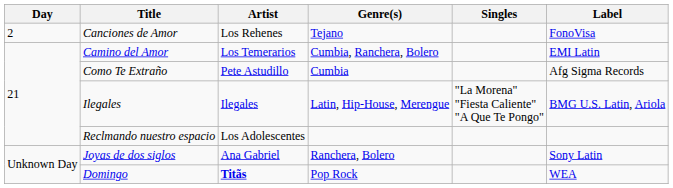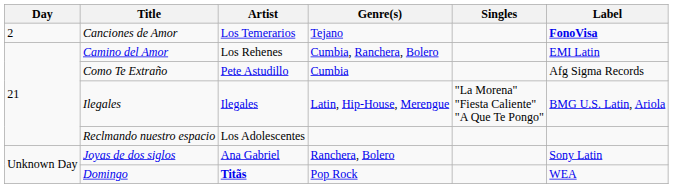(252, 33) Los Rehenes -> (258, 33) Los Temerarios
(572, 33) normal -> (573, 33) bold
(258, 52) Los Temerarios -> (252, 52) Los Rehenes
